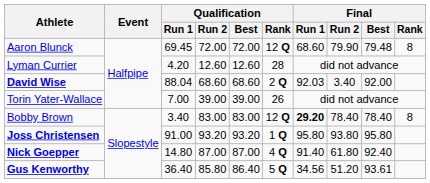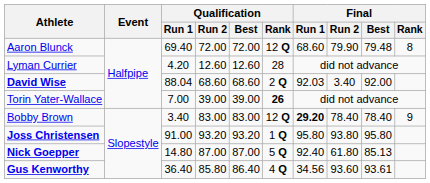(178, 48) 69.45 -> (178, 48) 69.40
(278, 100) normal -> (278, 100) bold
(410, 118) 8 -> (410, 118) 9
(278, 153) 4 Q -> (278, 153) 5 Q
(310, 153) 91.40 -> (310, 153) 92.40
(378, 153) 92.40 -> (378, 153) 85.13
(278, 170) 5 Q -> (278, 170) 4 Q
(344, 170) 51.20 -> (344, 170) 93.60
